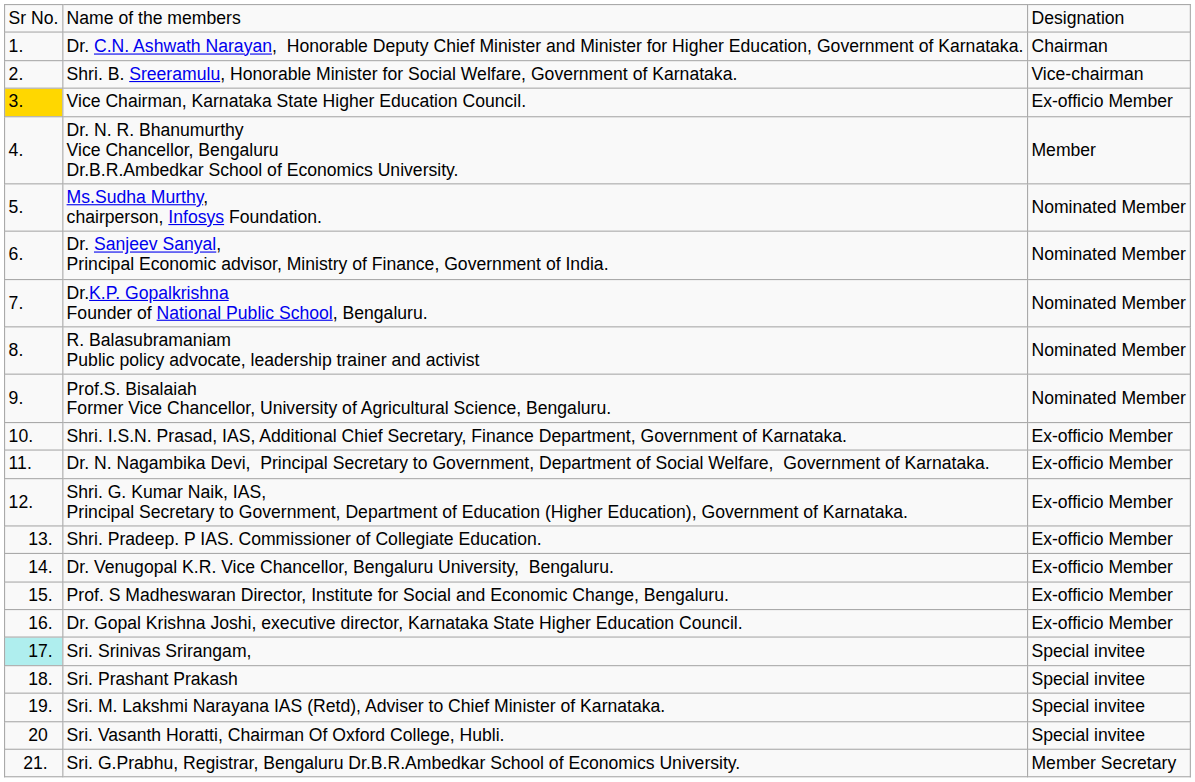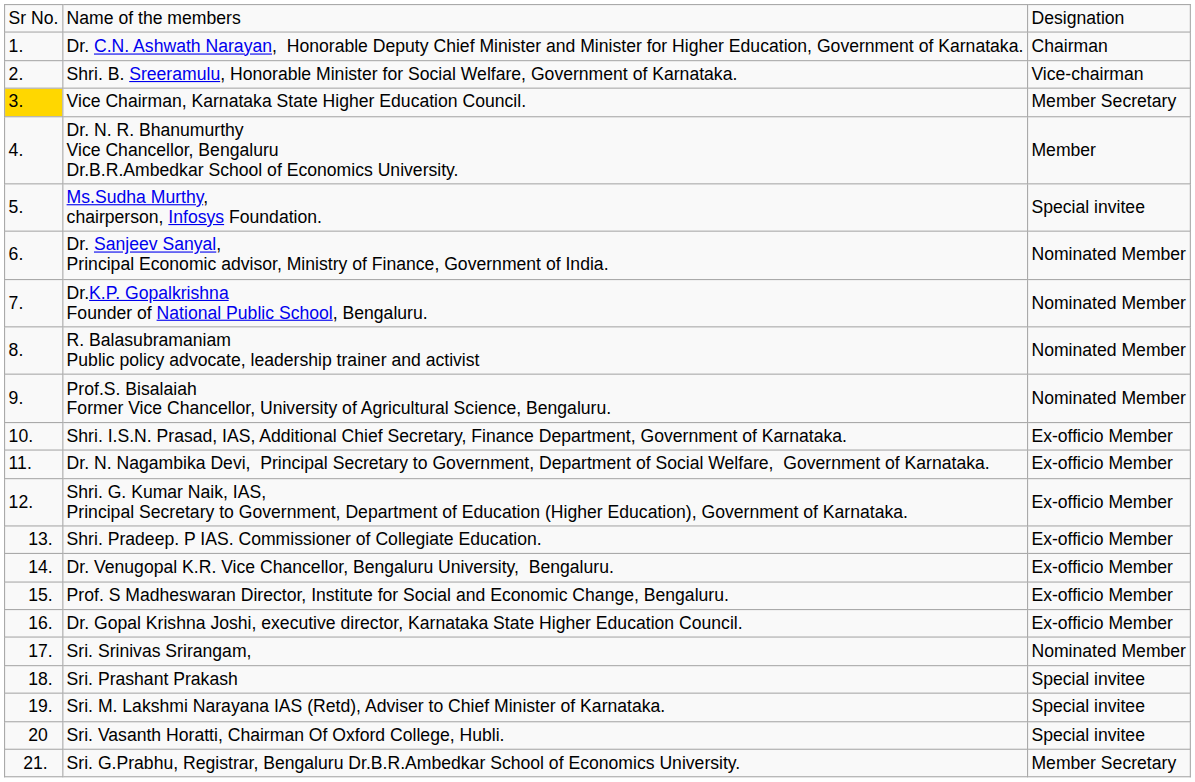(1102, 102) Ex-officio Member -> (1104, 102) Member Secretary
(1109, 207) Nominated Member -> (1088, 207) Special invitee
(31, 651) paleturquoise background -> (31, 651) no background
(1088, 651) Special invitee -> (1109, 651) Nominated Member
